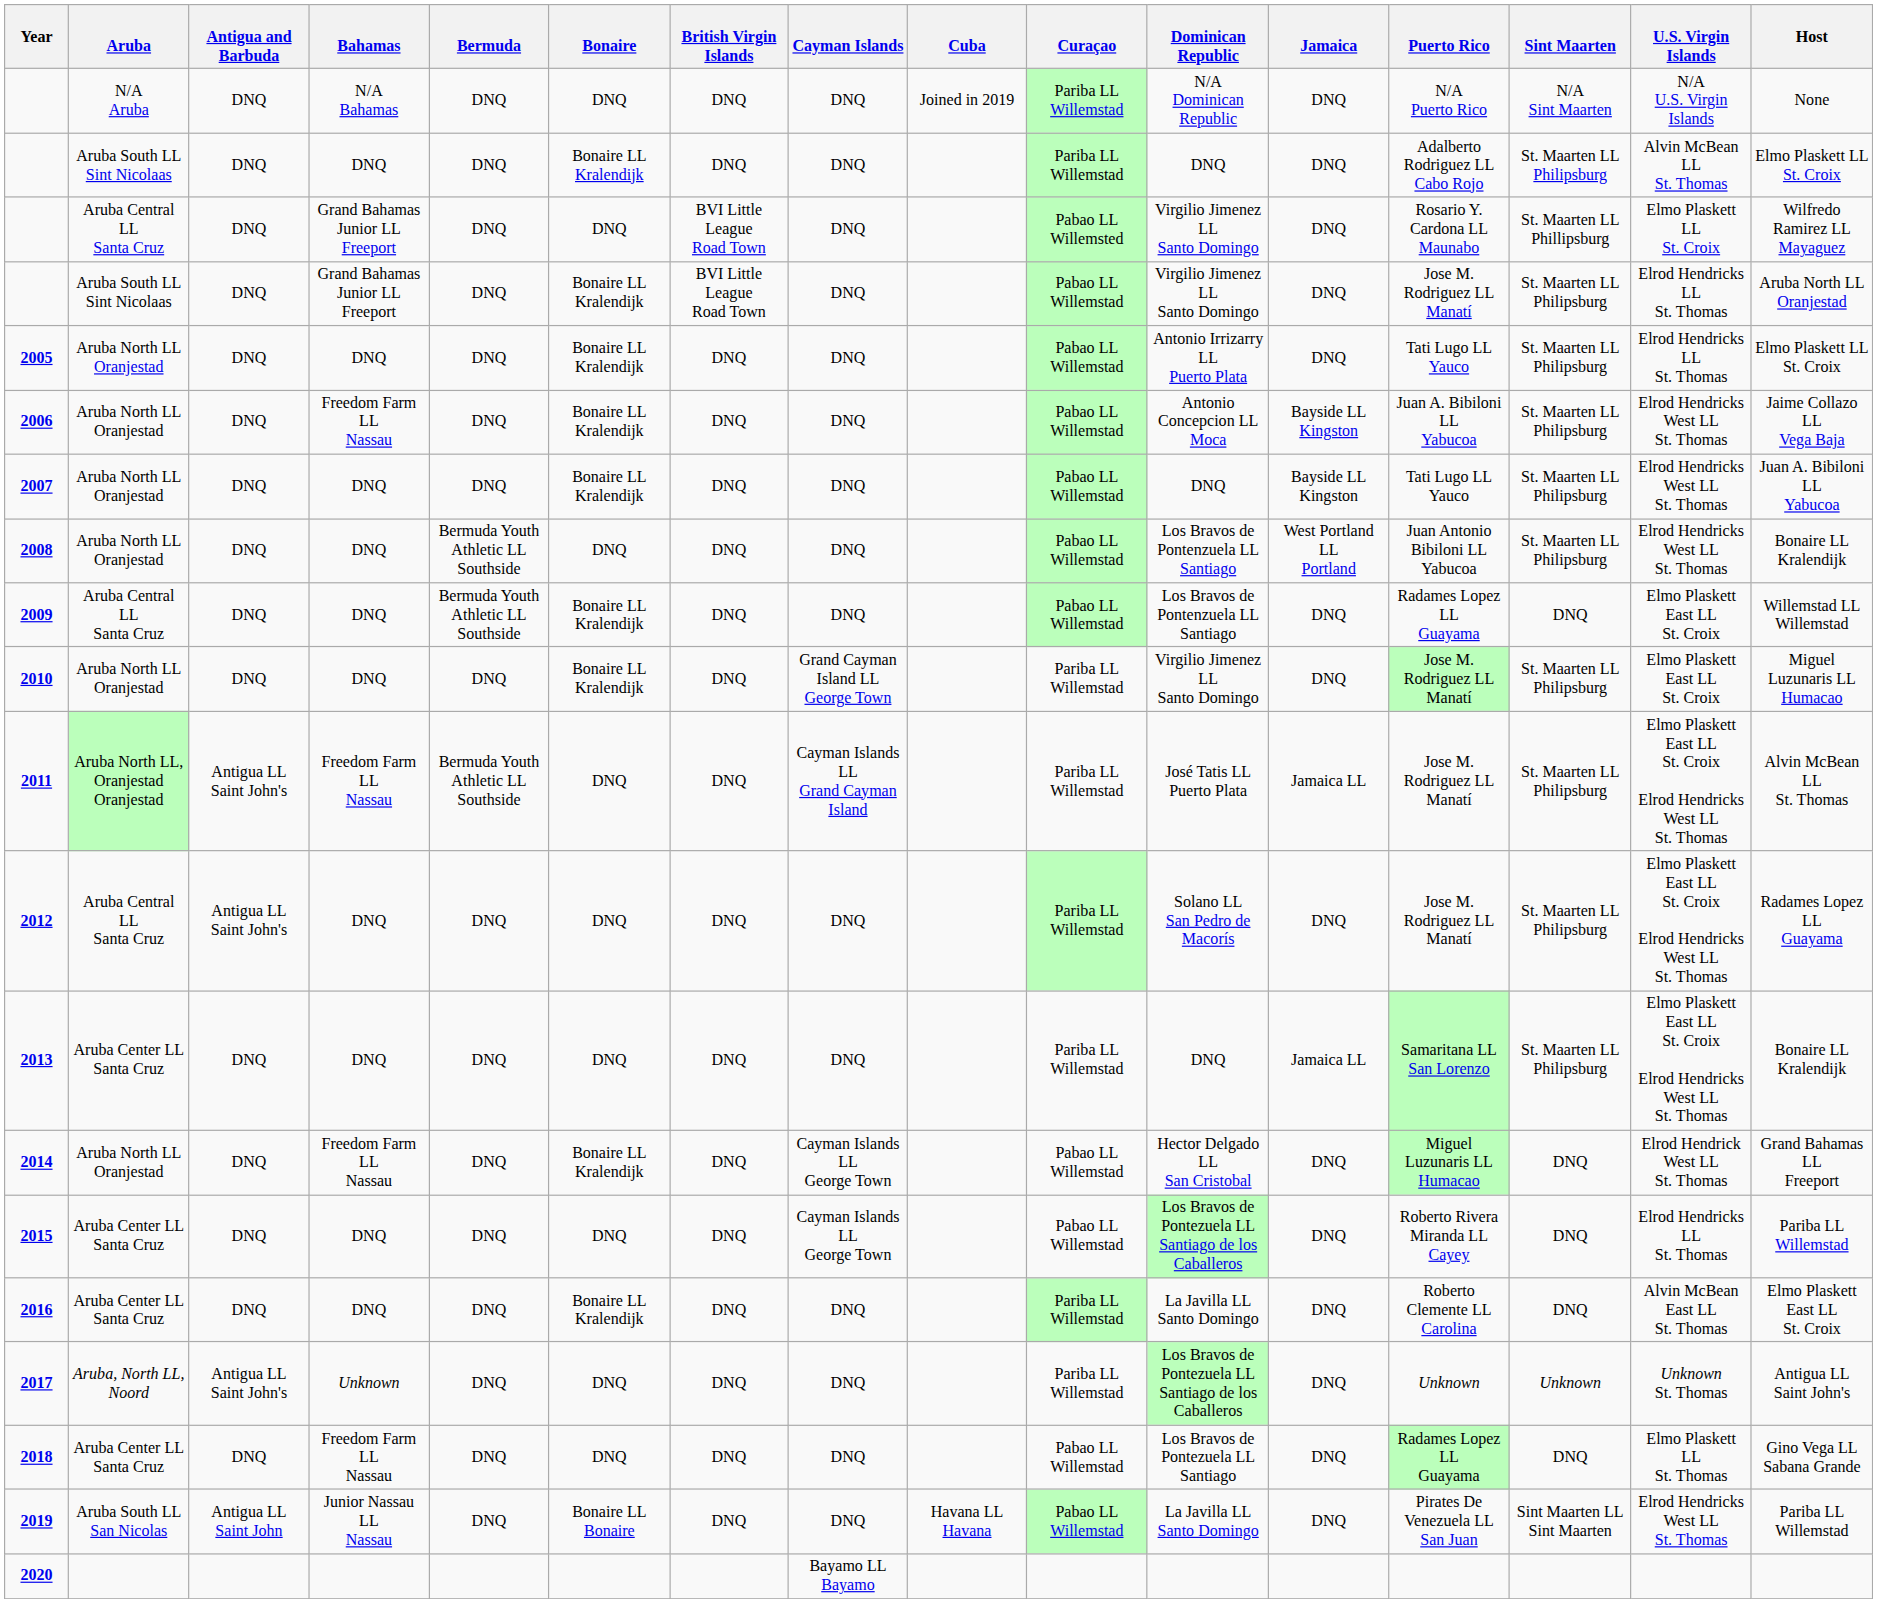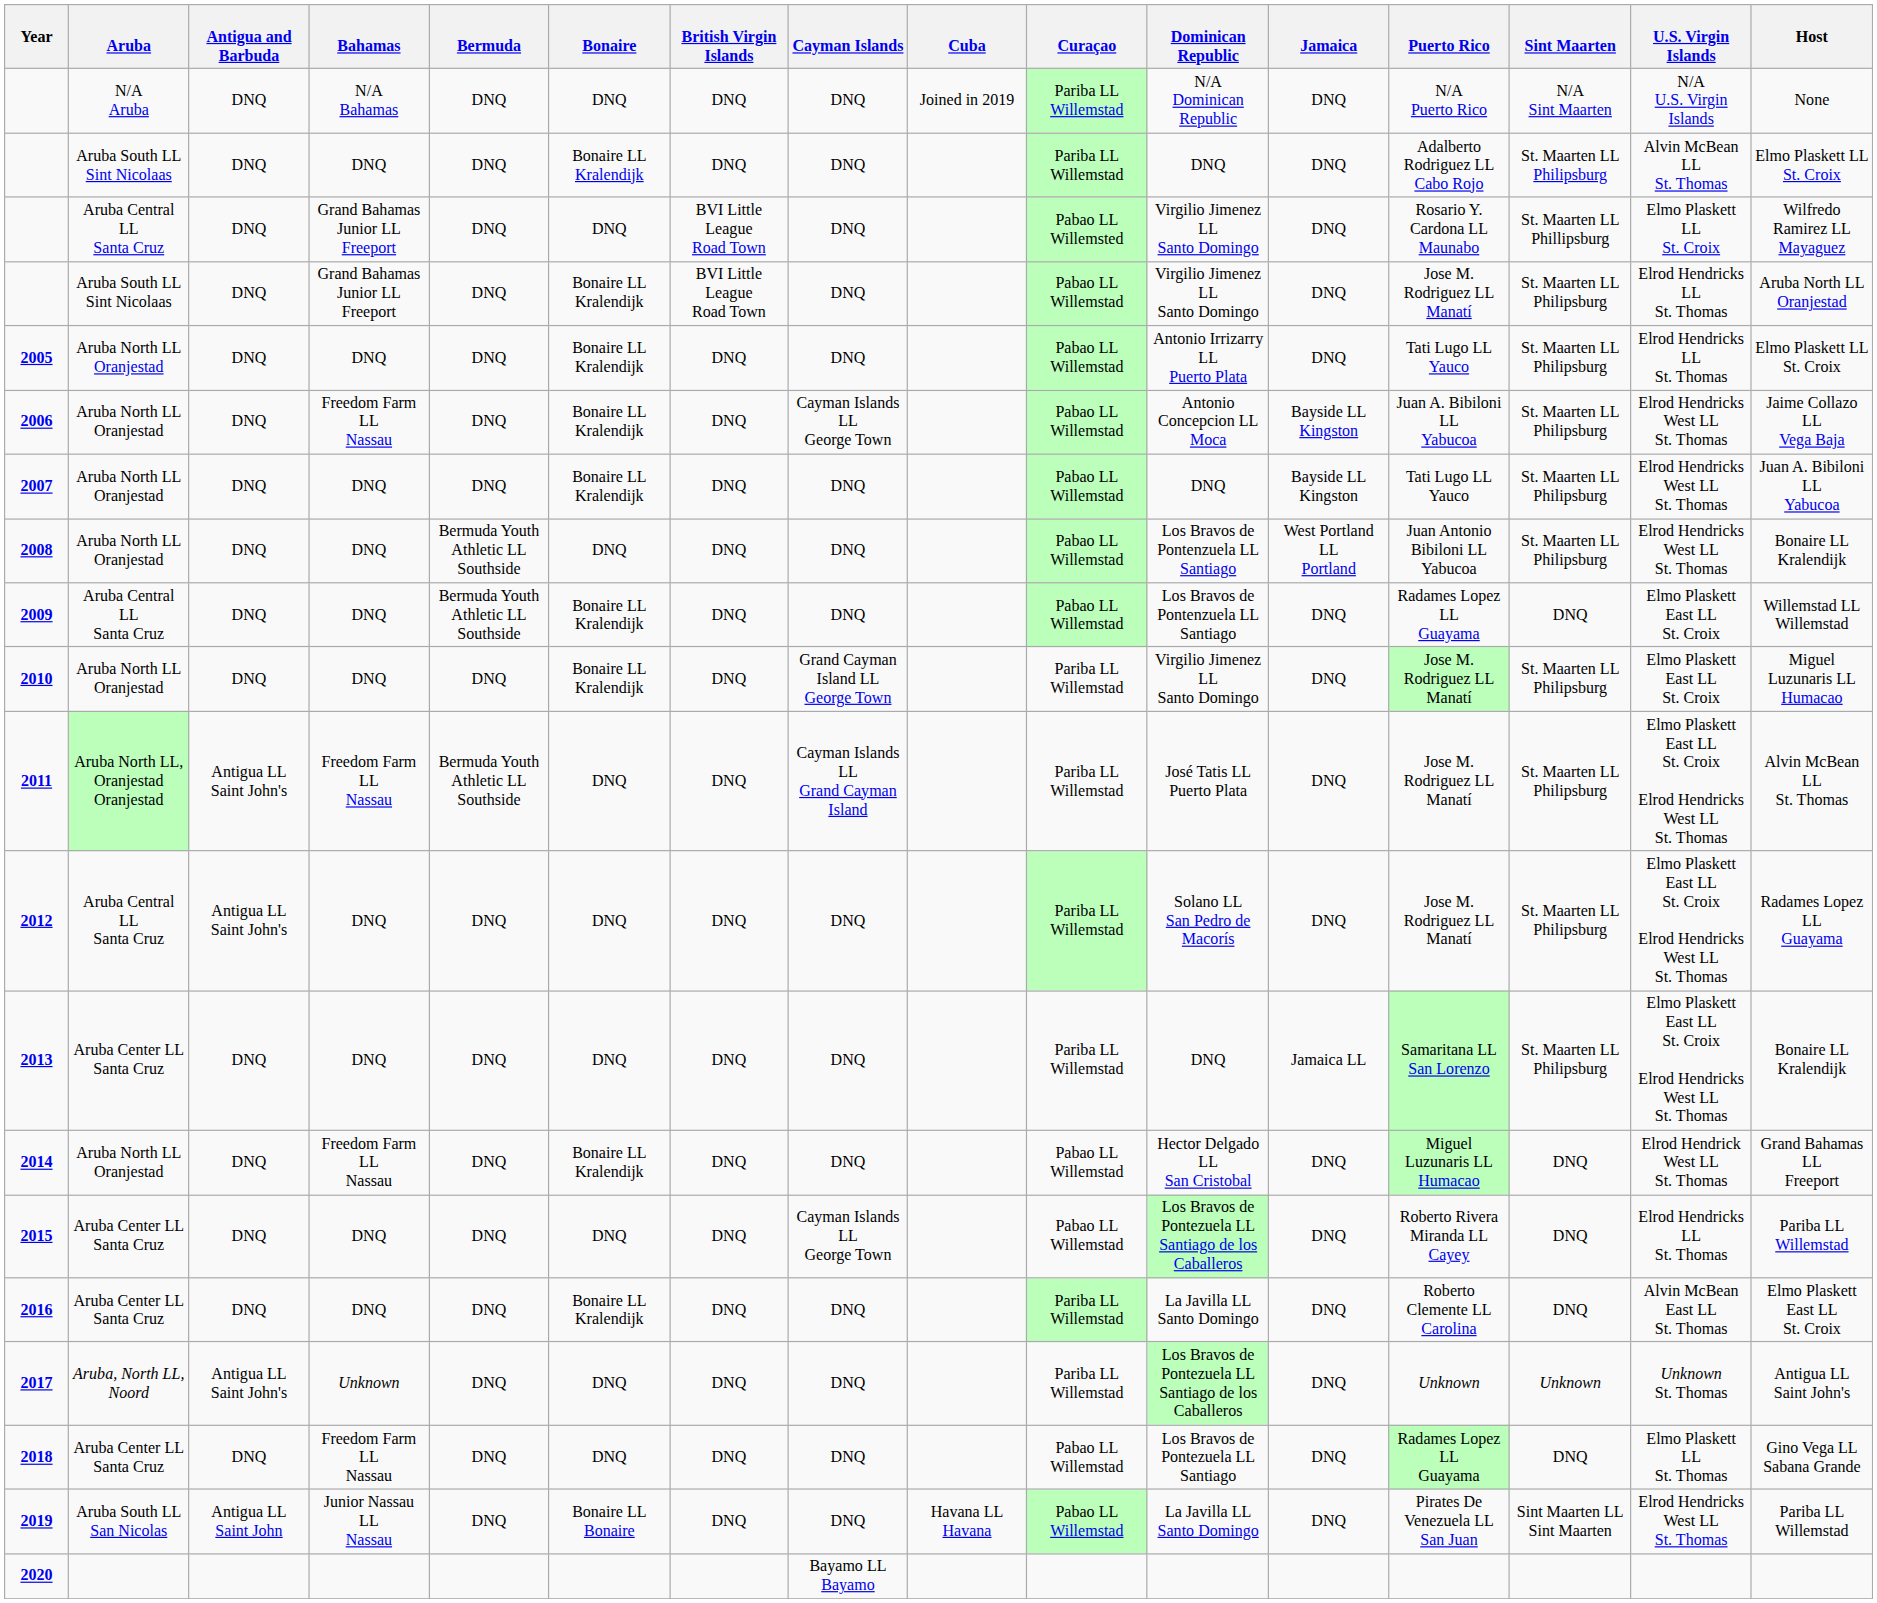(848, 421) DNQ -> (848, 421) Cayman Islands LL George Town
(1329, 780) Jamaica LL -> (1329, 780) DNQ
(848, 1162) Cayman Islands LL George Town -> (848, 1162) DNQ
